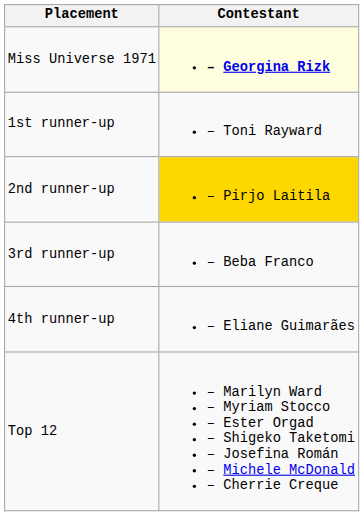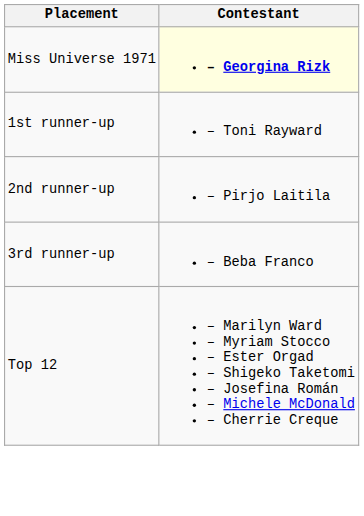(259, 197) gold background -> (259, 197) no background
- row: (61, 320)
